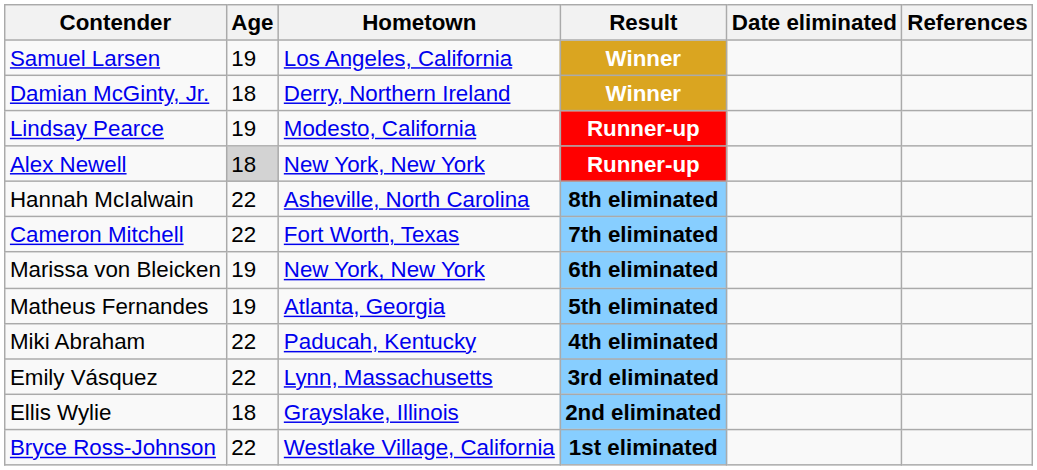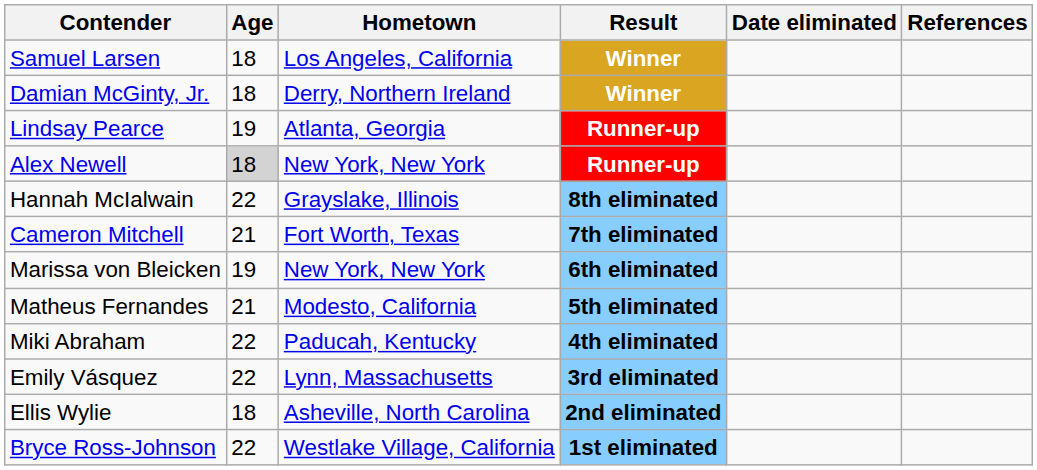(244, 58) 19 -> (244, 58) 18
(380, 129) Modesto, California -> (365, 129) Atlanta, Georgia
(407, 199) Asheville, North Carolina -> (371, 199) Grayslake, Illinois
(244, 235) 22 -> (244, 235) 21
(244, 306) 19 -> (244, 306) 21
(365, 306) Atlanta, Georgia -> (380, 306) Modesto, California
(371, 412) Grayslake, Illinois -> (407, 412) Asheville, North Carolina
